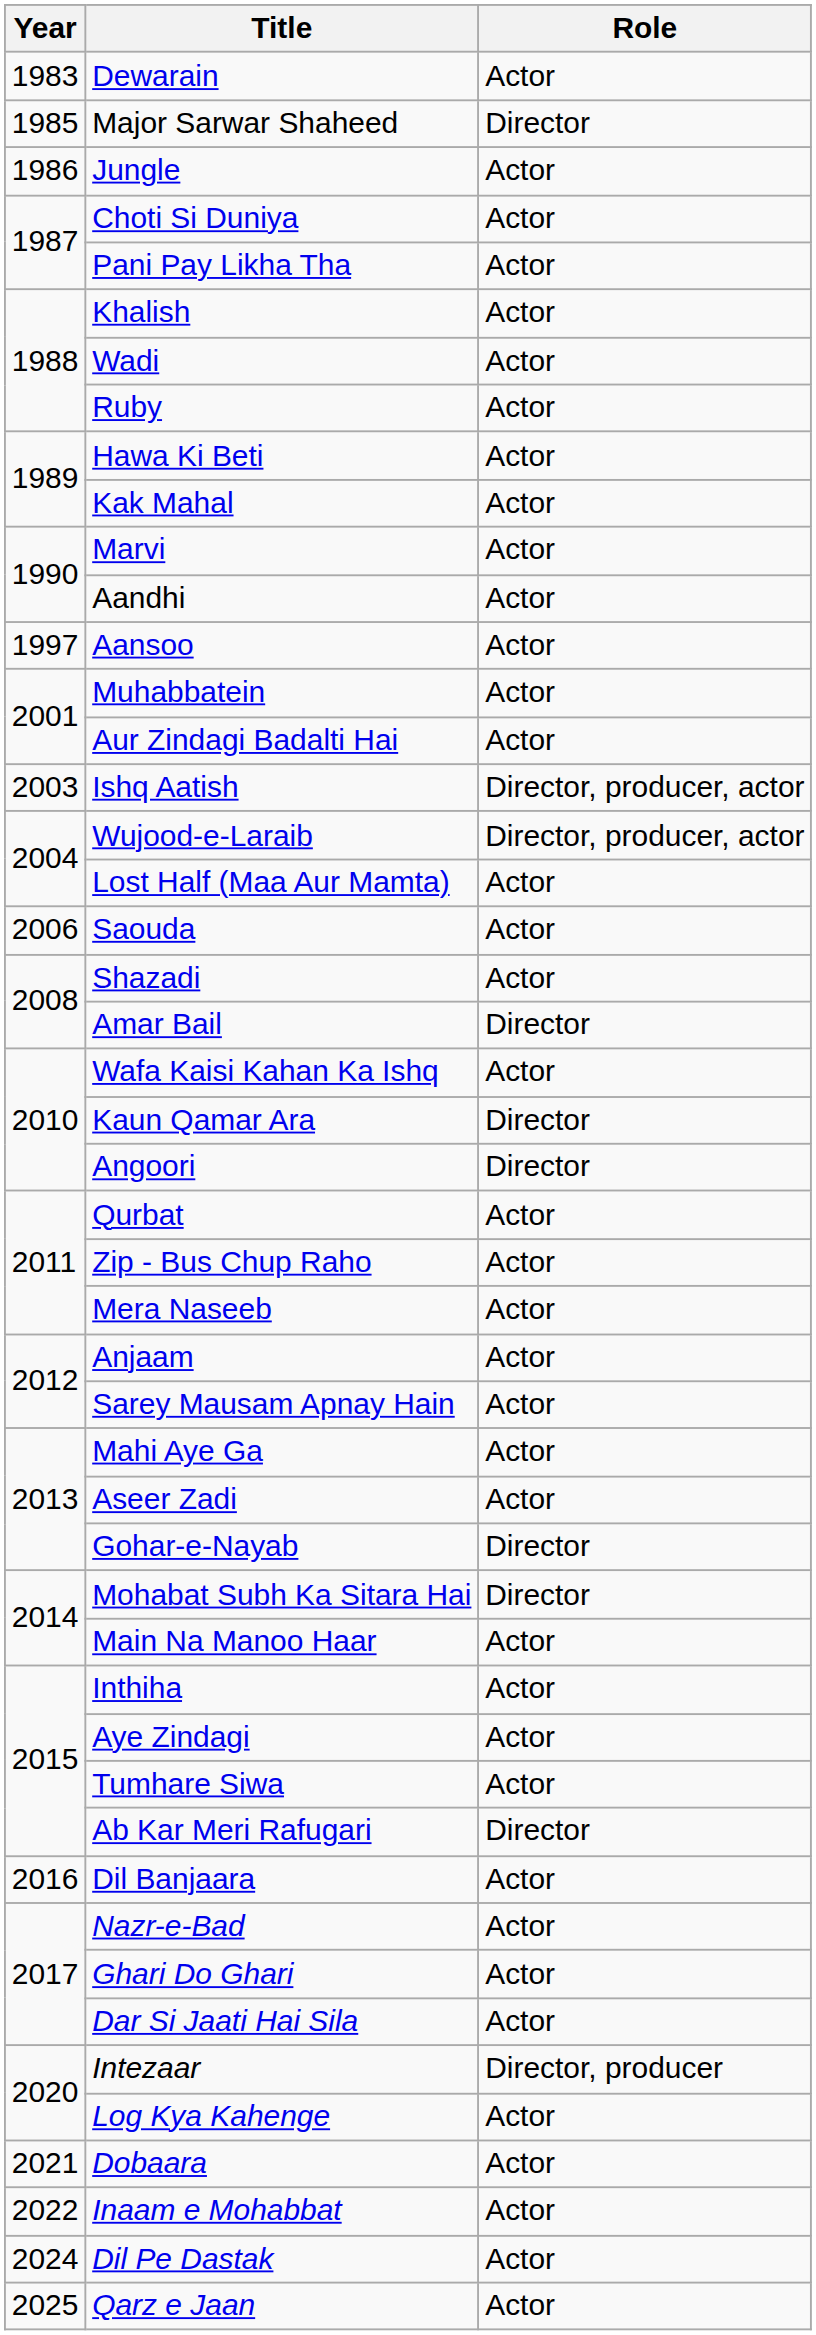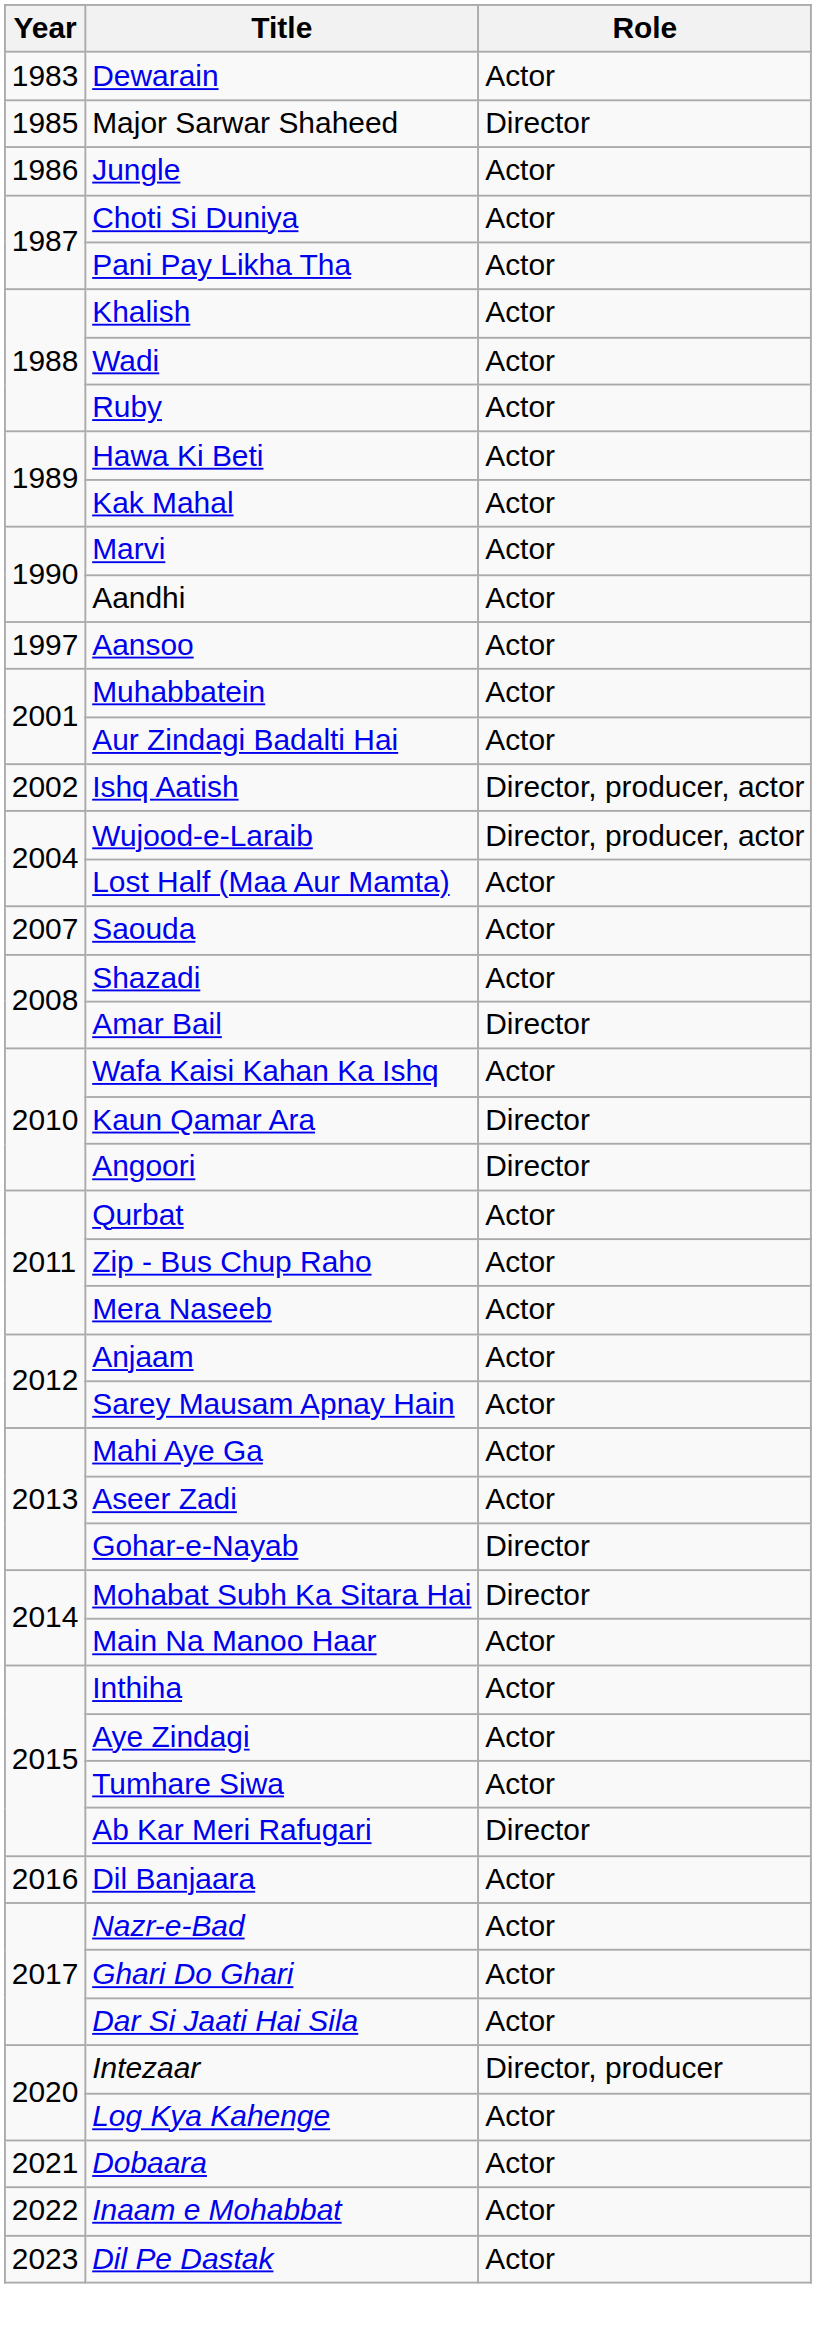(45, 787) 2003 -> (45, 787) 2002
(45, 929) 2006 -> (45, 929) 2007
(45, 2258) 2024 -> (45, 2258) 2023
- row: (174, 2305)
